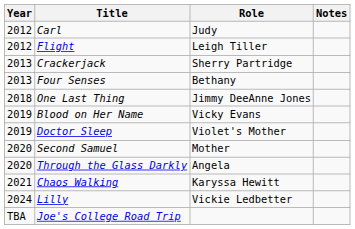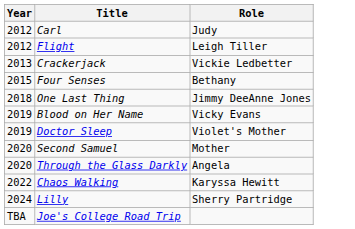- column: (332, 13)
(242, 64) Sherry Partridge -> (242, 64) Vickie Ledbetter
(19, 81) 2013 -> (19, 81) 2015
(19, 182) 2021 -> (19, 182) 2022
(242, 199) Vickie Ledbetter -> (242, 199) Sherry Partridge
